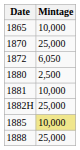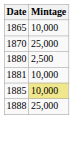- row: (17, 59)
- row: (20, 106)
